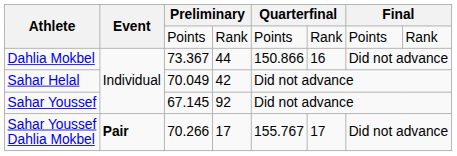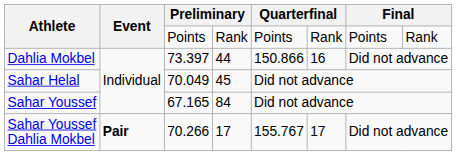(188, 59) 73.367 -> (188, 59) 73.397
(223, 80) 42 -> (223, 80) 45
(188, 102) 67.145 -> (188, 102) 67.165
(223, 102) 92 -> (223, 102) 84
